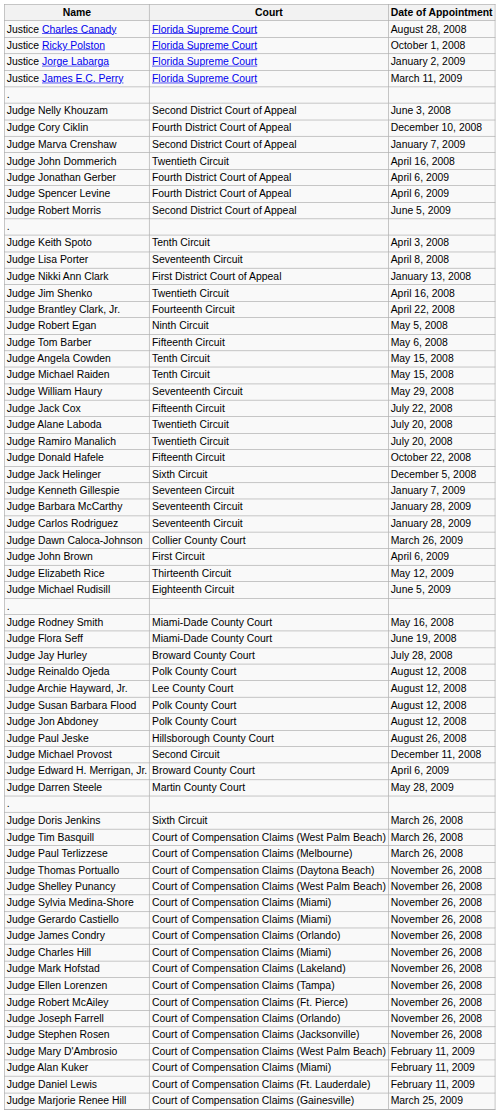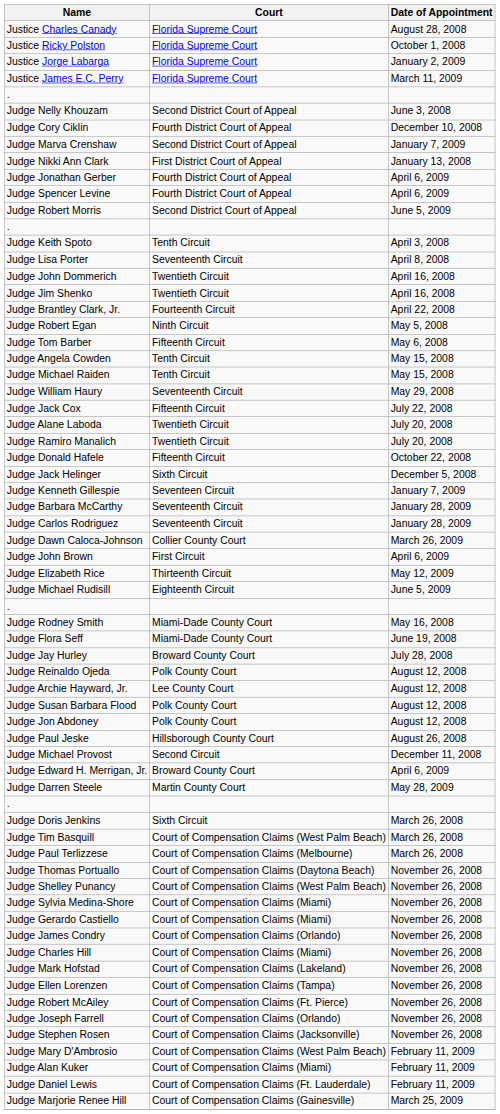rows swapped: (58, 276) <-> (62, 161)
